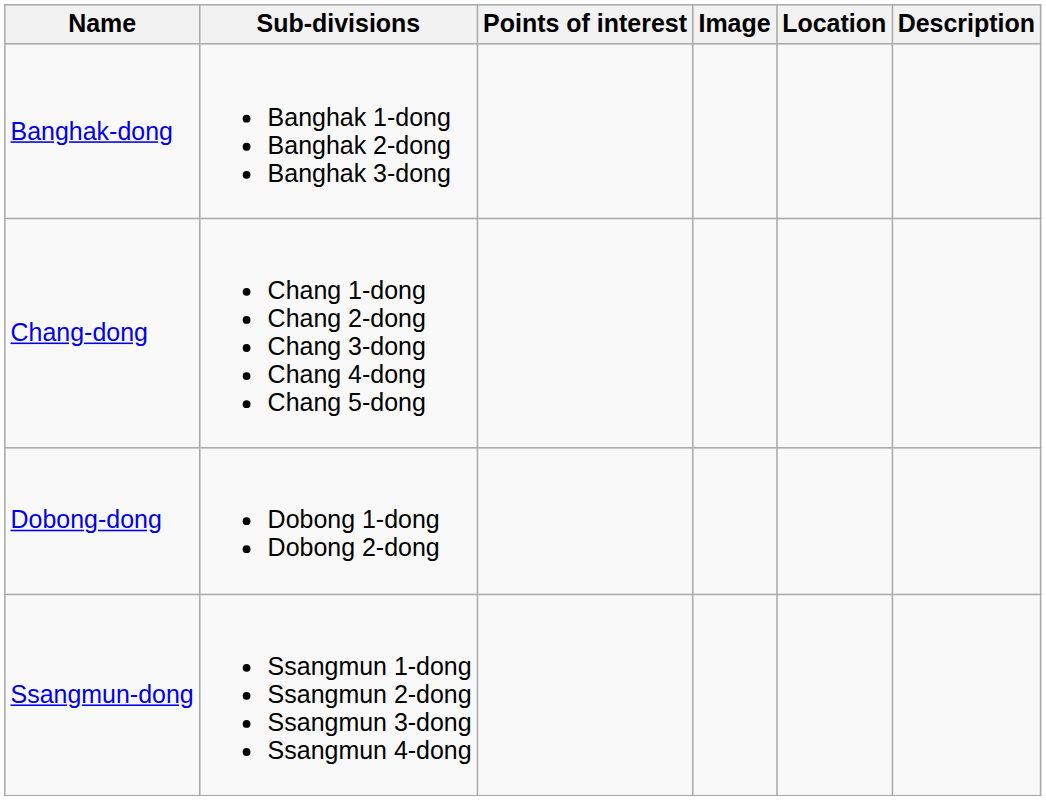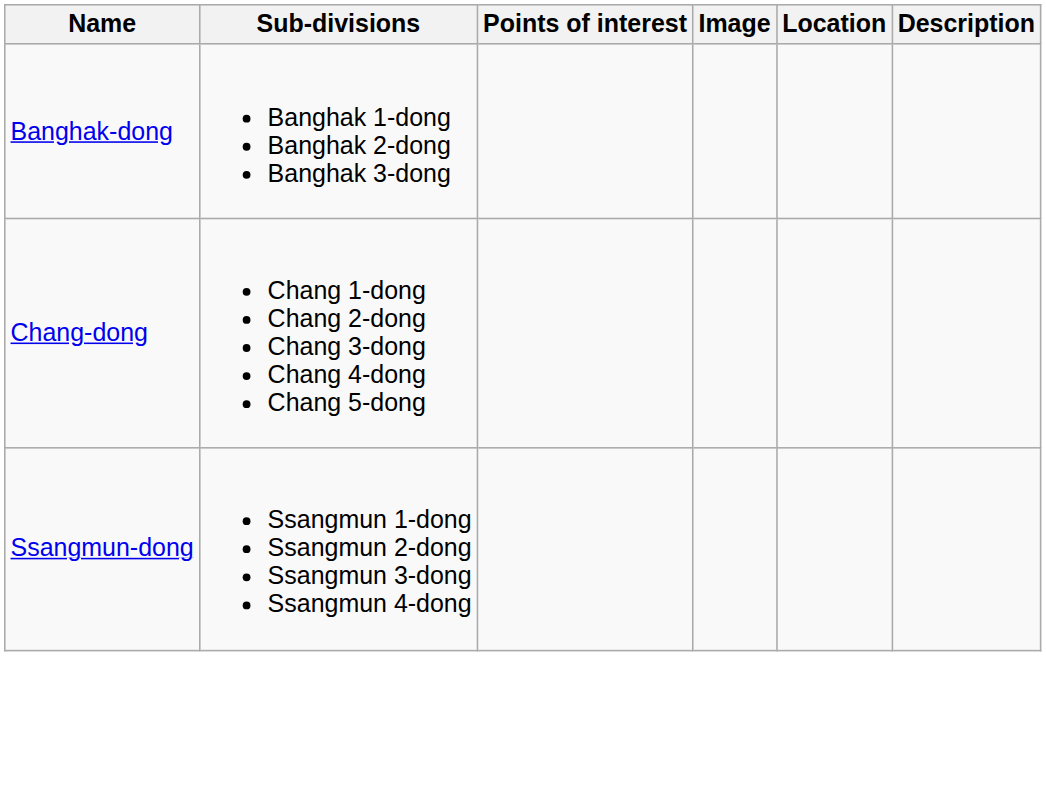- row: (86, 520)
